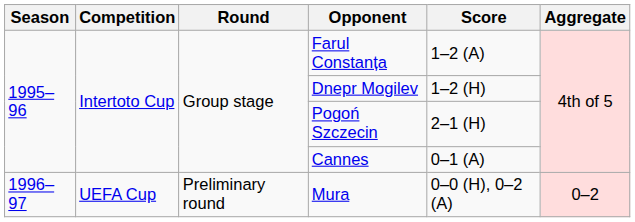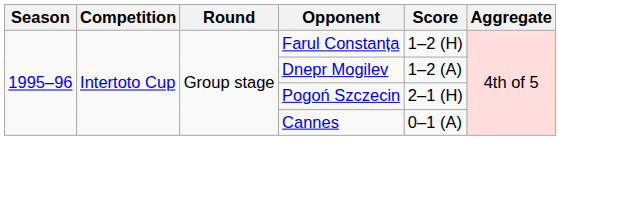(458, 52) 1–2 (A) -> (435, 43) 1–2 (H)
(458, 88) 1–2 (H) -> (435, 69) 1–2 (A)
- row: (331, 194)
